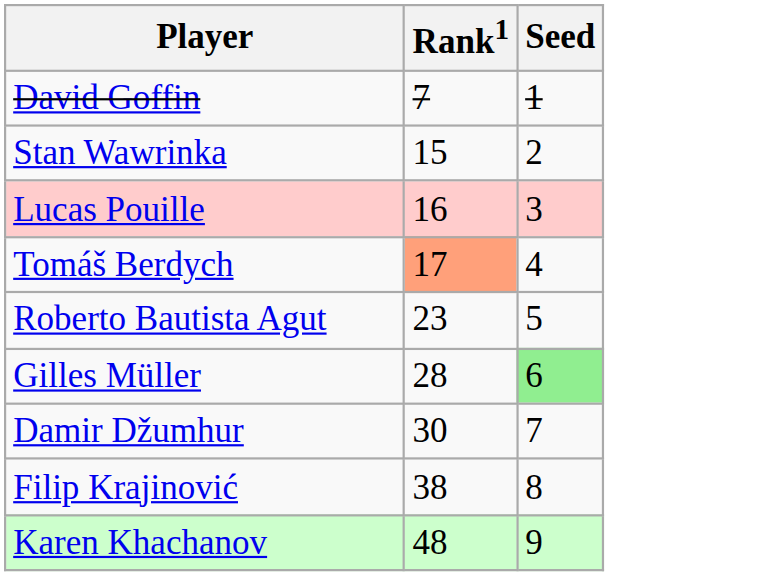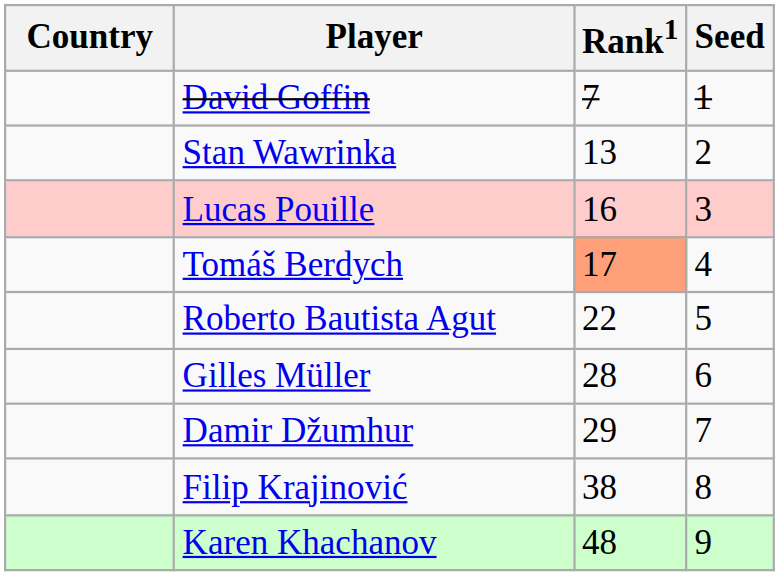+ column: (90, 37)
(430, 152) 15 -> (600, 152) 13
(430, 319) 23 -> (600, 319) 22
(534, 375) lightgreen background -> (703, 375) no background
(430, 430) 30 -> (600, 430) 29
